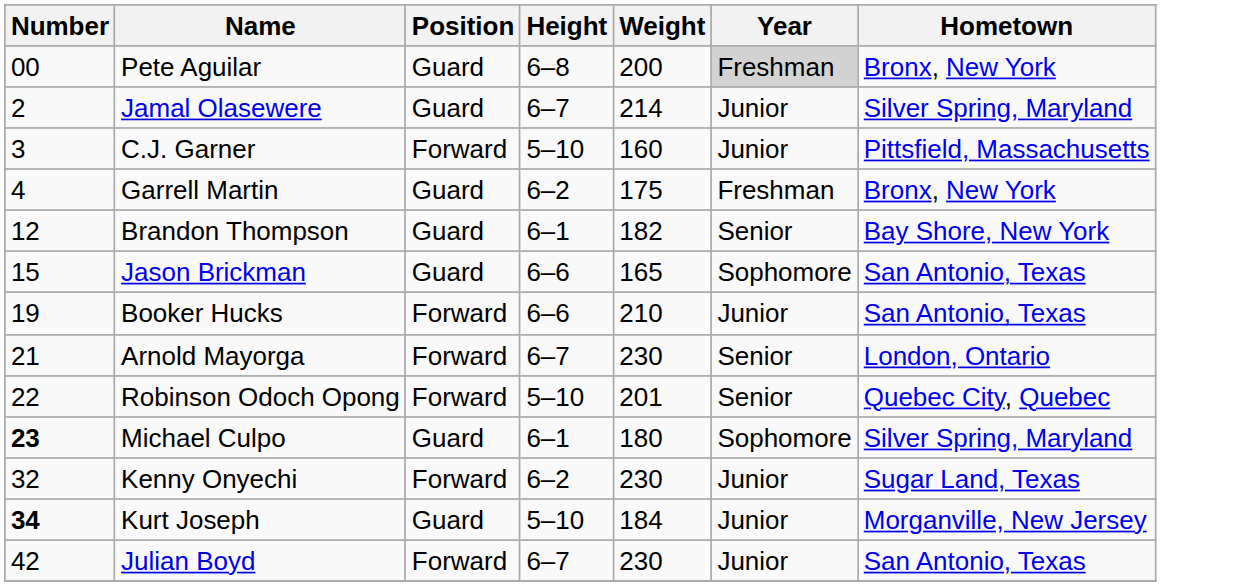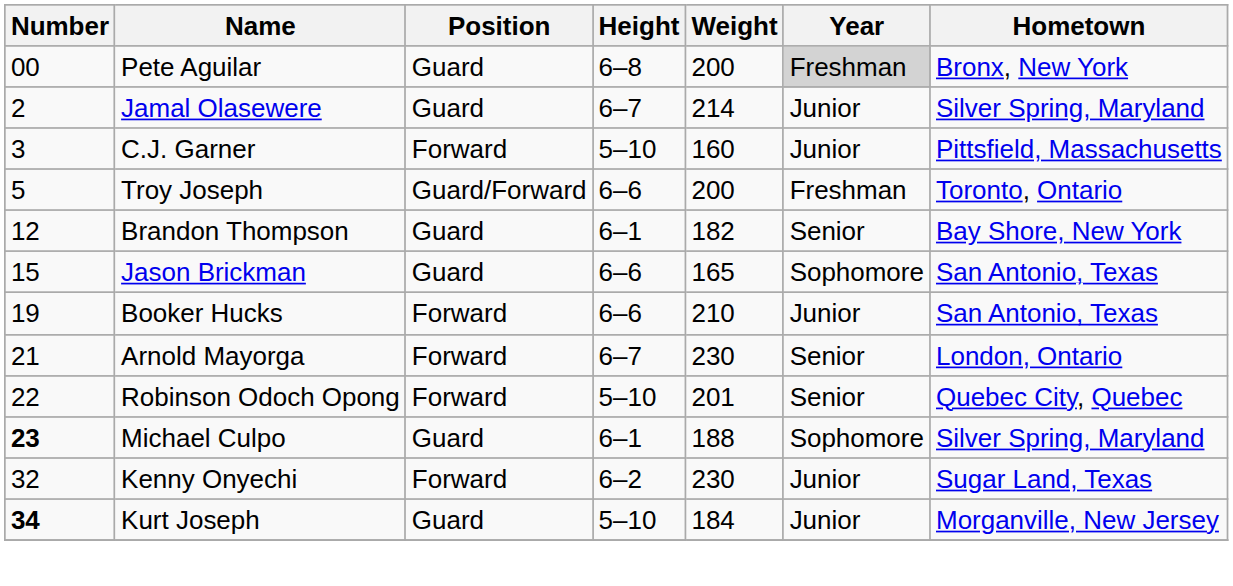- row: (200, 190)
+ row: (192, 190)
(641, 437) 180 -> (713, 437) 188
- row: (188, 561)
